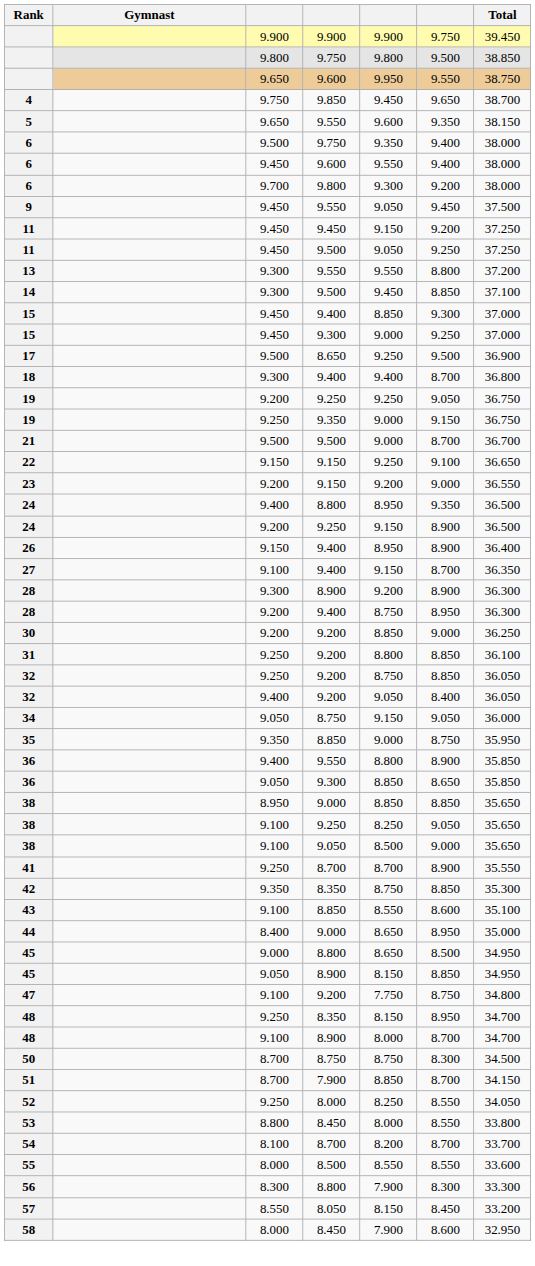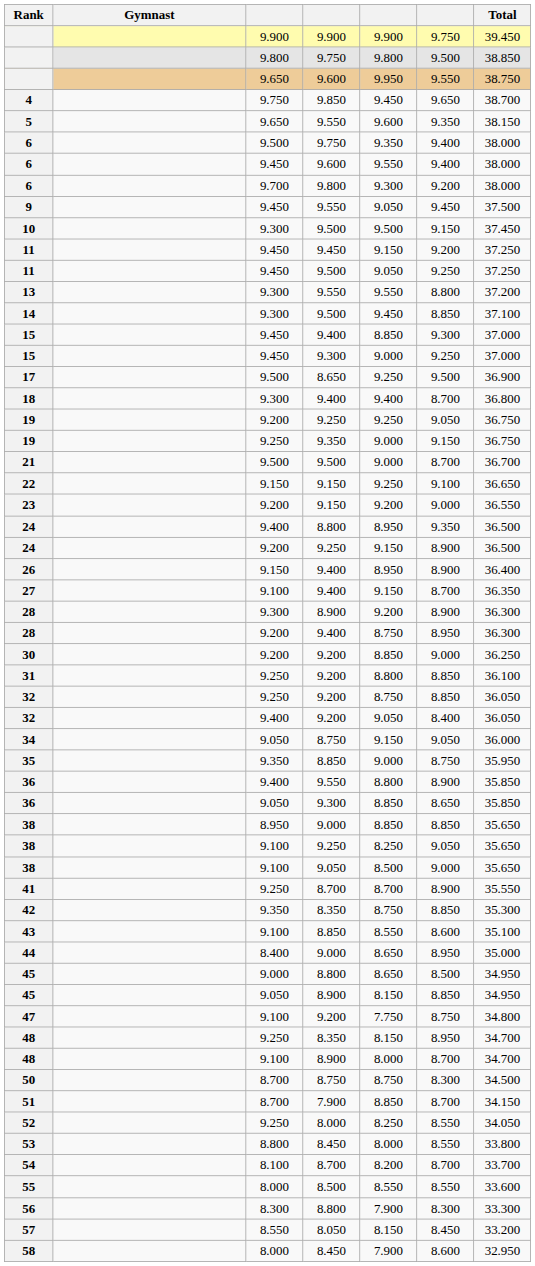+ row: (29, 228)
